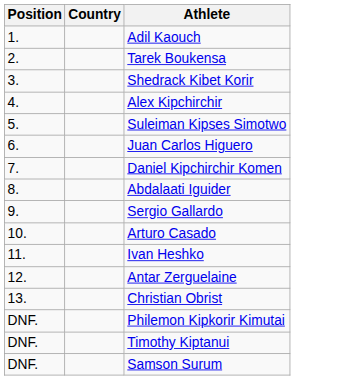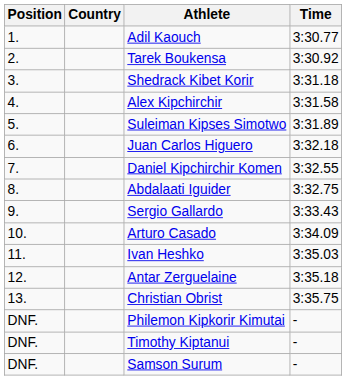+ column: (316, 15)
